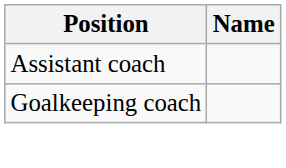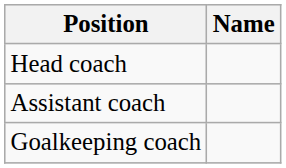+ row: (69, 63)
